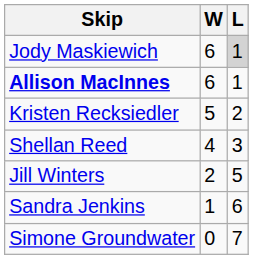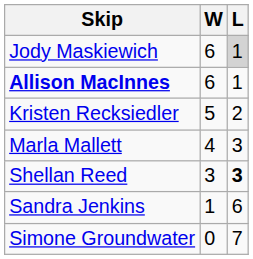+ row: (65, 144)
(210, 144) 4 -> (210, 176) 3
(237, 144) normal -> (237, 176) bold
- row: (57, 176)
